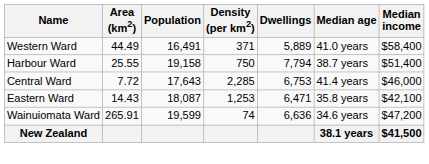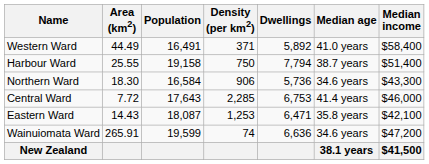(297, 46) 5,889 -> (297, 46) 5,892
+ row: (43, 81)
